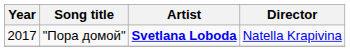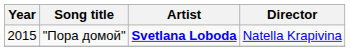(22, 35) 2017 -> (22, 35) 2015
